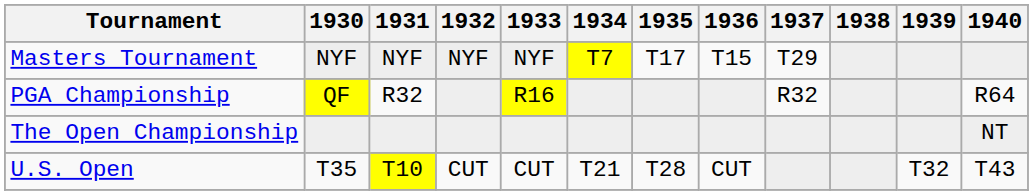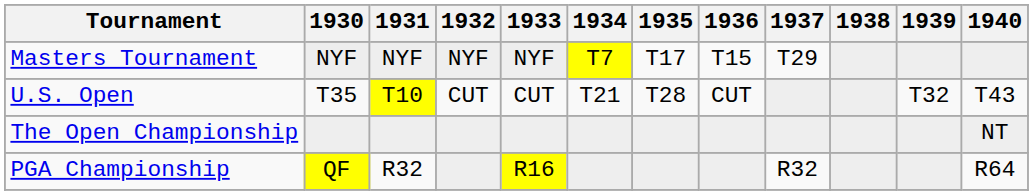rows swapped: (72, 171) <-> (120, 97)
